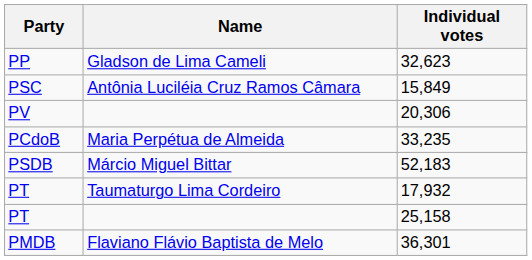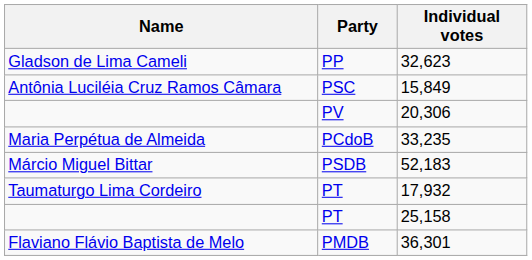columns swapped: (240, 26) <-> (44, 26)
